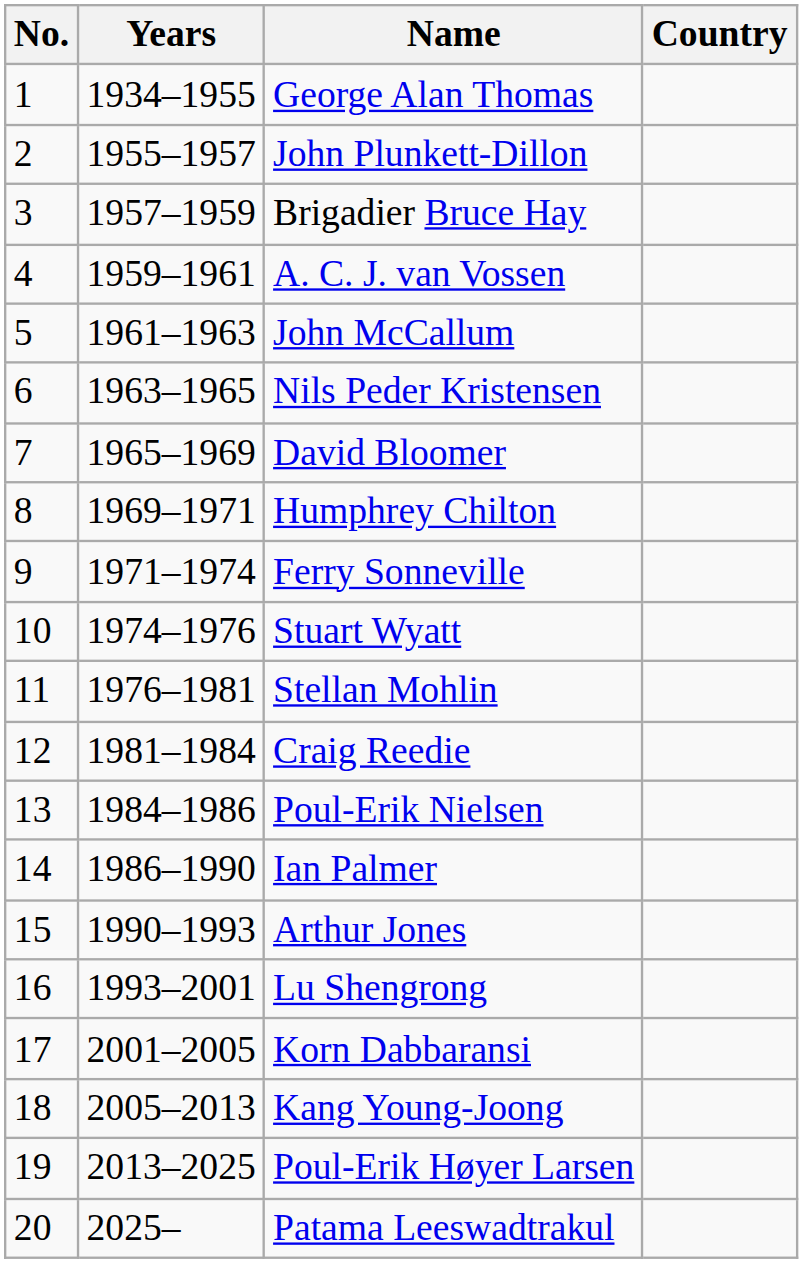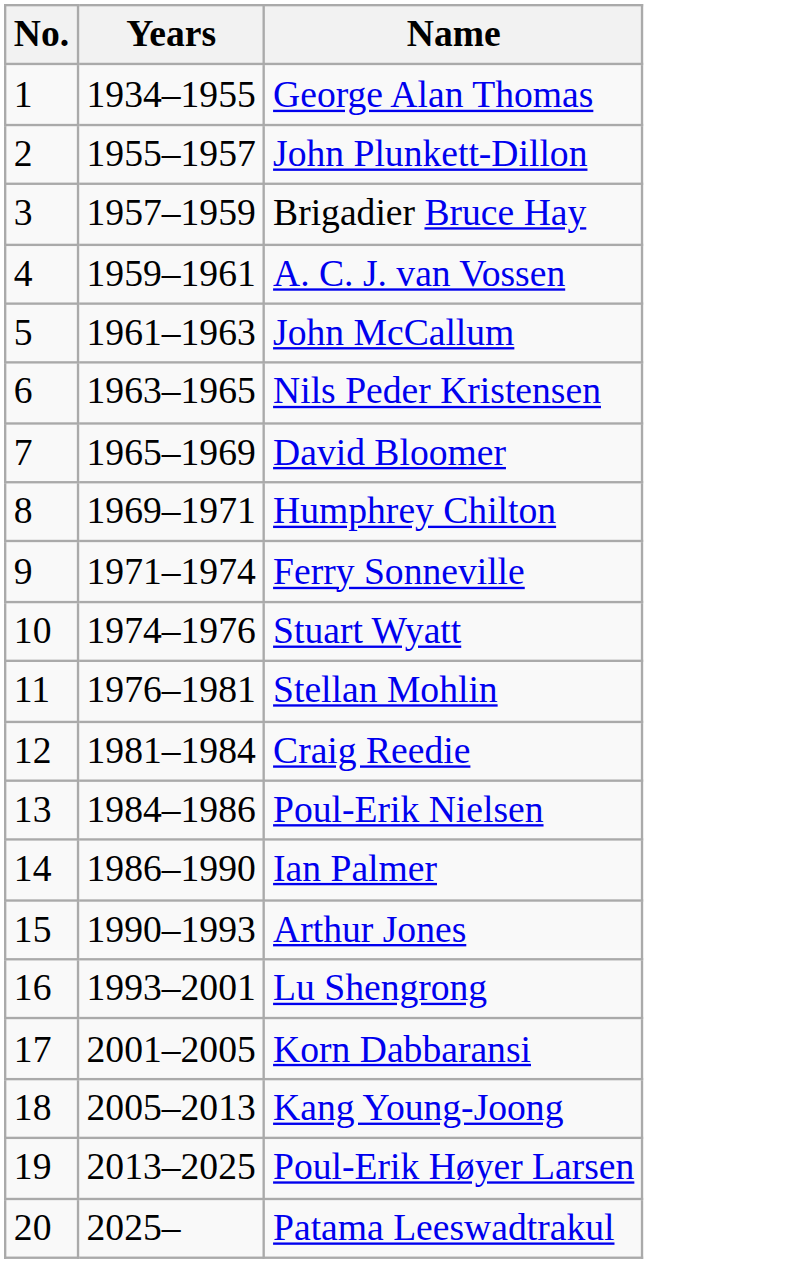- column: (720, 34)
